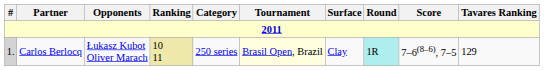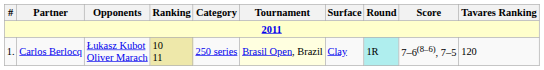(11, 51) lightgrey background -> (11, 51) no background
(469, 51) 129 -> (469, 51) 120
